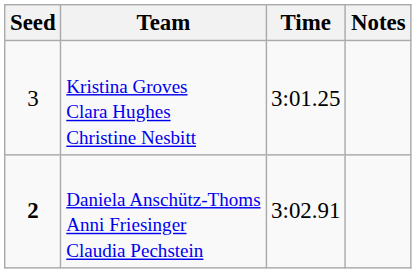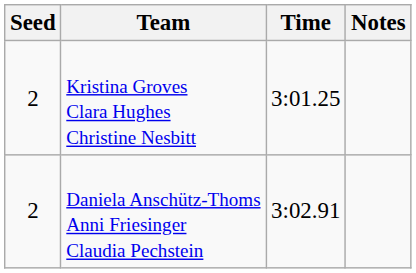(33, 97) 3 -> (33, 97) 2
(33, 211) bold -> (33, 211) normal
